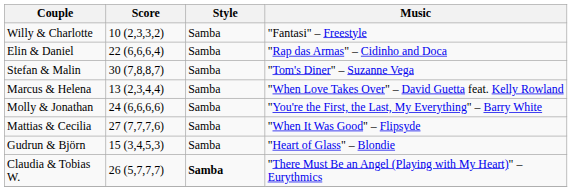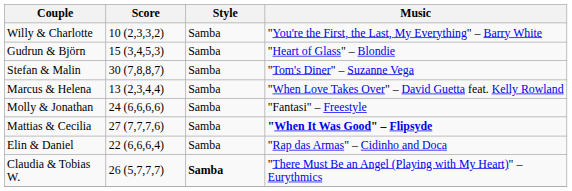(317, 32) "Fantasi" – Freestyle -> (405, 32) "You're the First, the Last, My Everything" – Barry White
rows swapped: (40, 51) <-> (46, 145)
(405, 107) "You're the First, the Last, My Everything" – Barry White -> (317, 107) "Fantasi" – Freestyle
(344, 126) normal -> (350, 126) bold
